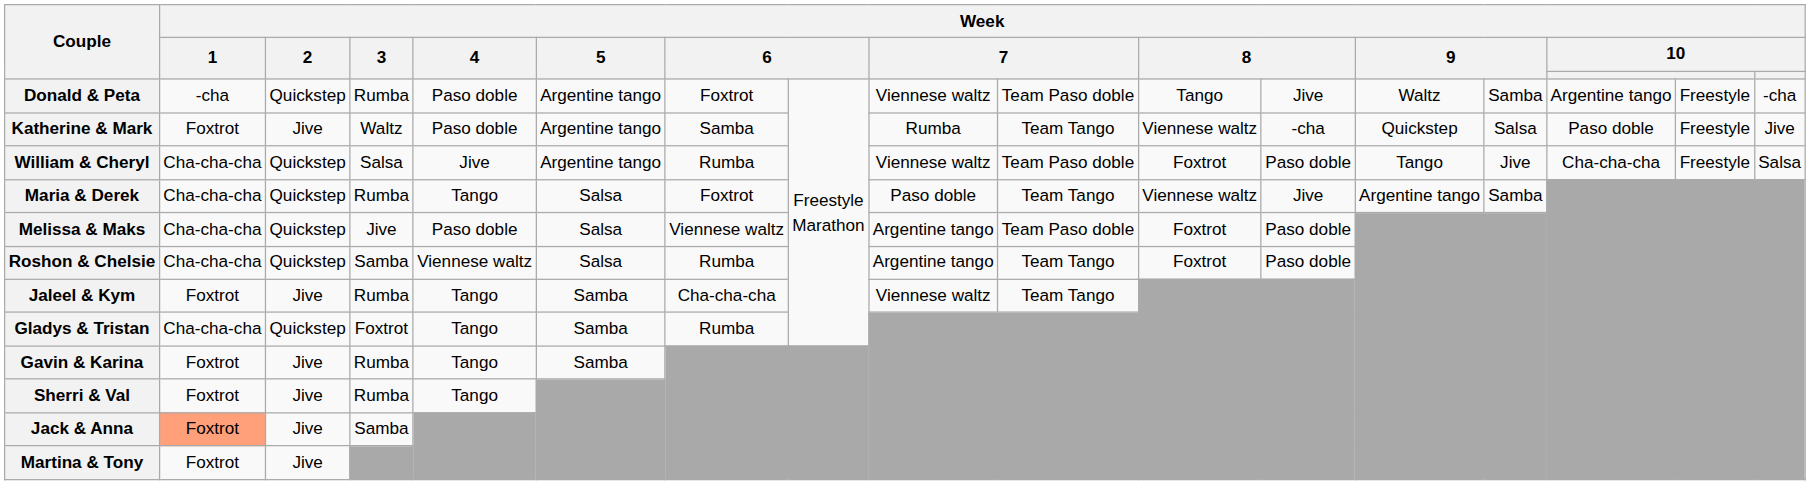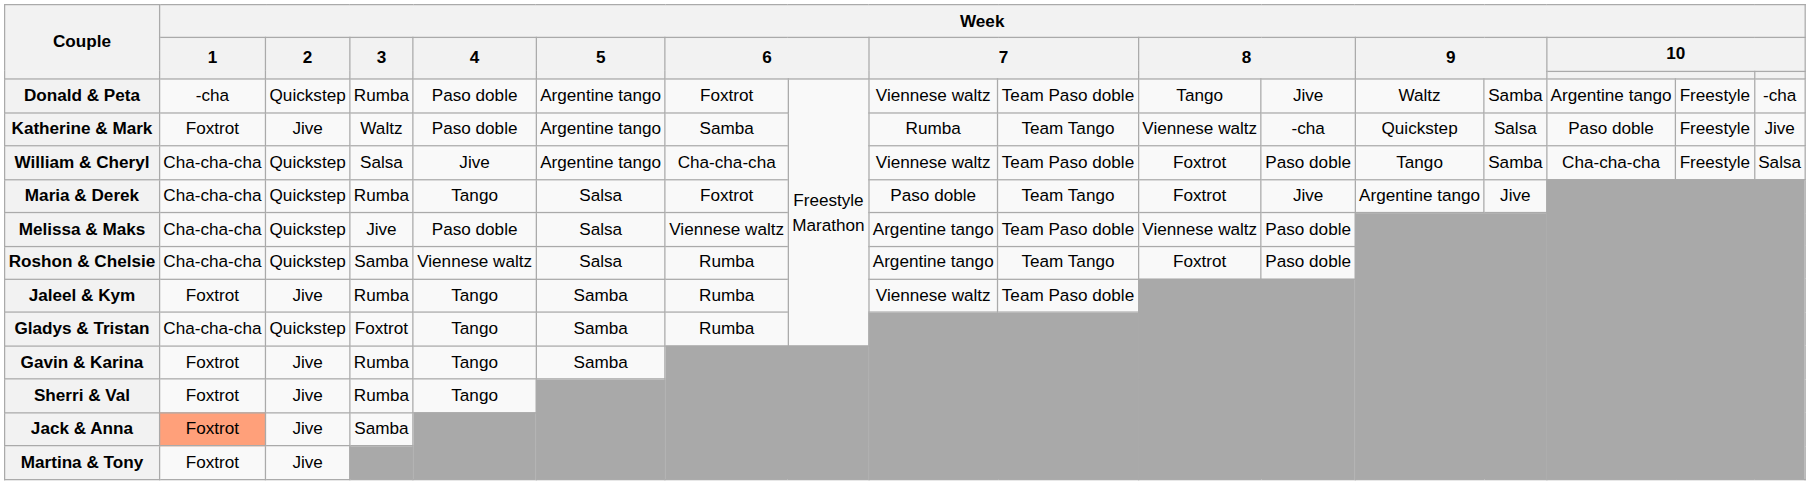(727, 162) Rumba -> (727, 162) Cha-cha-cha
(1515, 162) Jive -> (1515, 162) Samba
(1200, 195) Viennese waltz -> (1200, 195) Foxtrot
(1515, 195) Samba -> (1515, 195) Jive
(1200, 228) Foxtrot -> (1200, 228) Viennese waltz
(727, 295) Cha-cha-cha -> (727, 295) Rumba
(1068, 295) Team Tango -> (1068, 295) Team Paso doble
